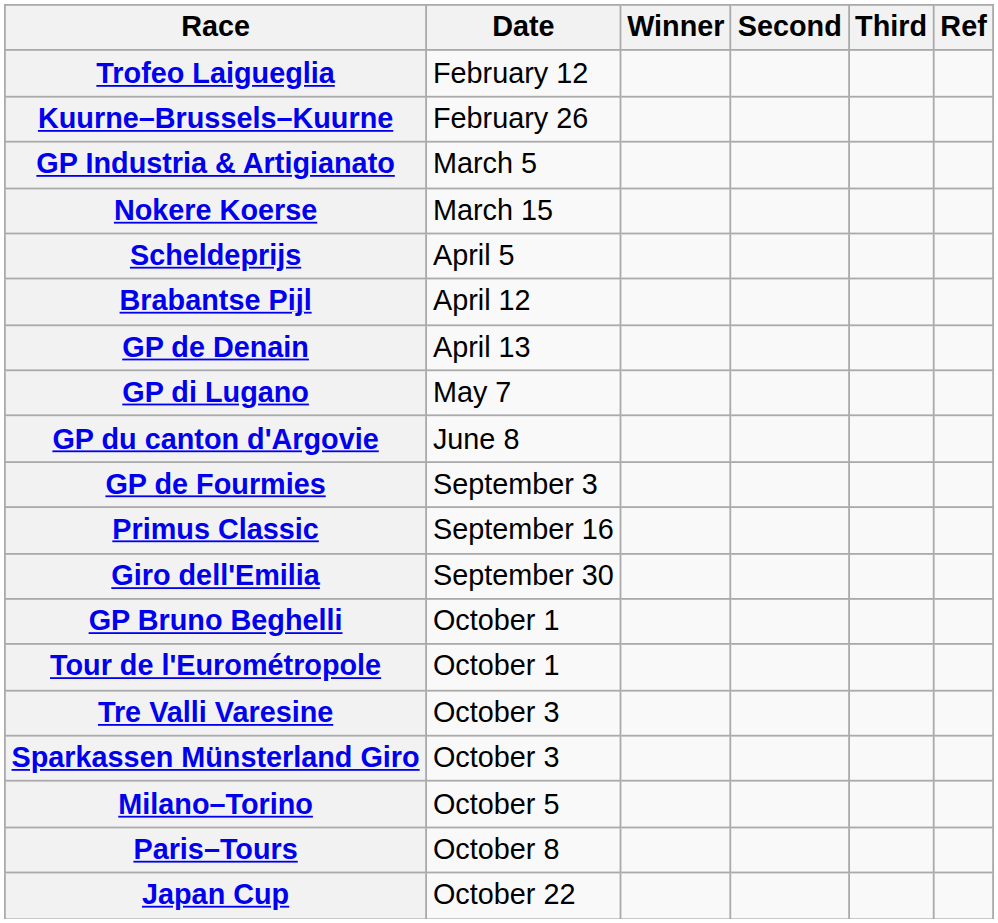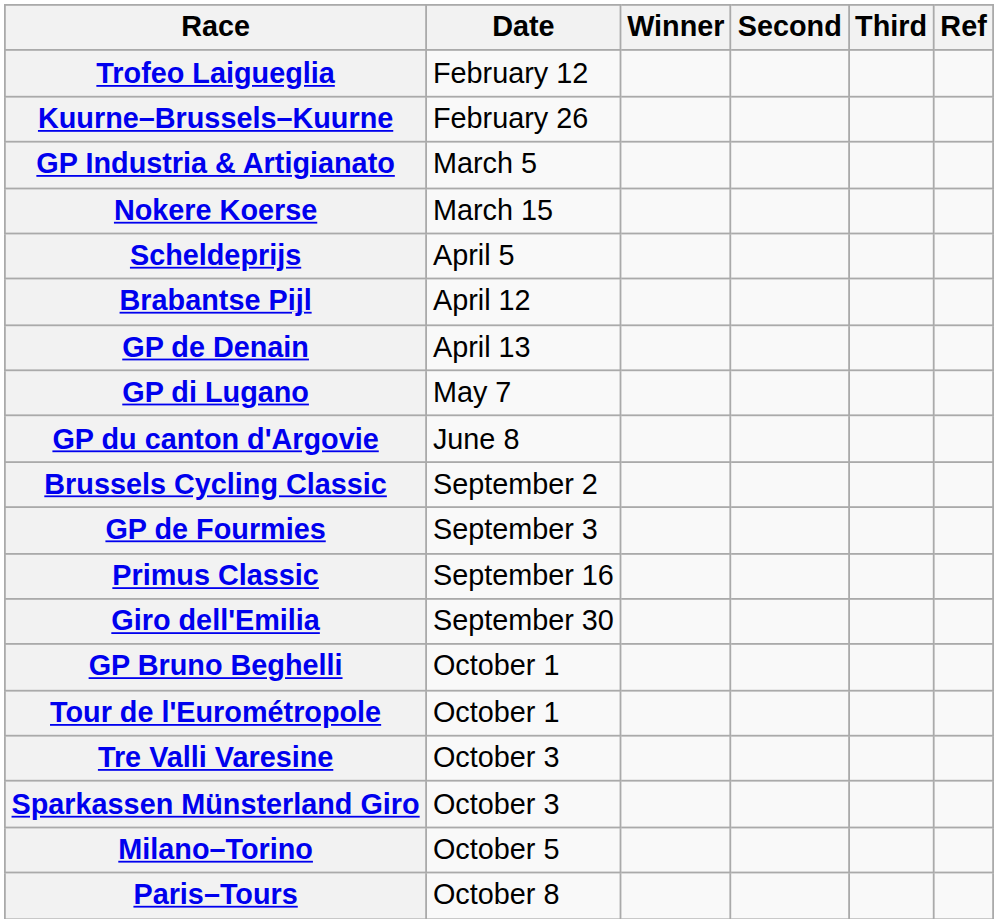+ row: (216, 484)
- row: (216, 895)
